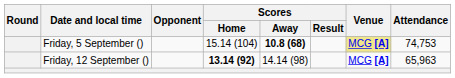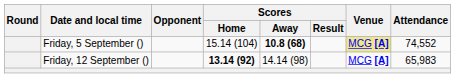(421, 45) 74,753 -> (421, 45) 74,552
(421, 60) 65,963 -> (421, 60) 65,983
